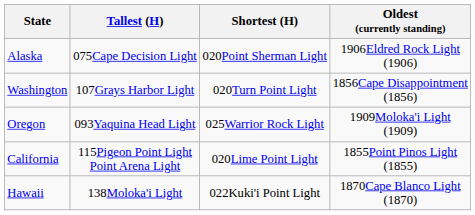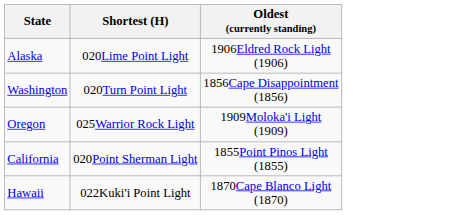- column: (135, 21)
(265, 55) 020Point Sherman Light -> (135, 55) 020Lime Point Light
(265, 158) 020Lime Point Light -> (135, 158) 020Point Sherman Light
